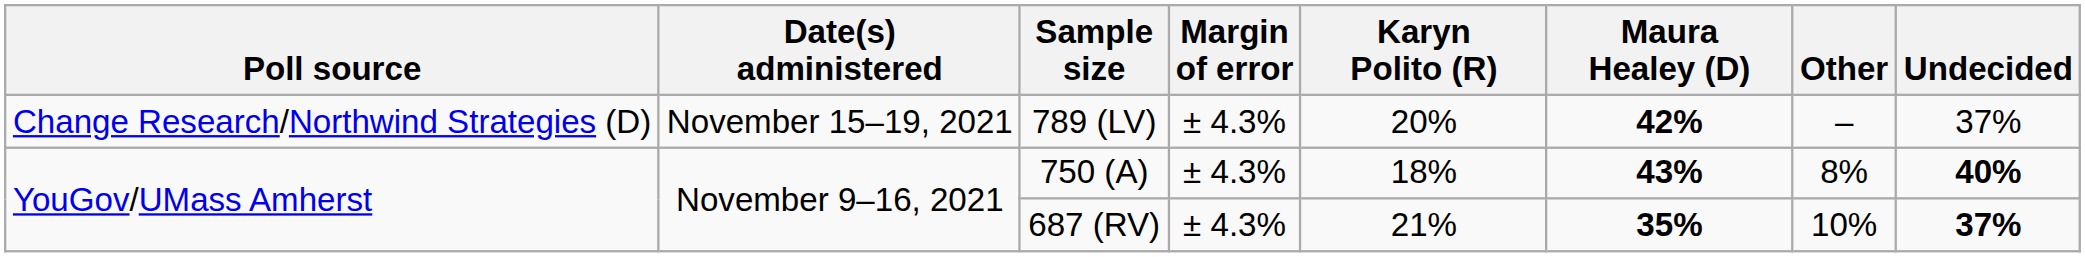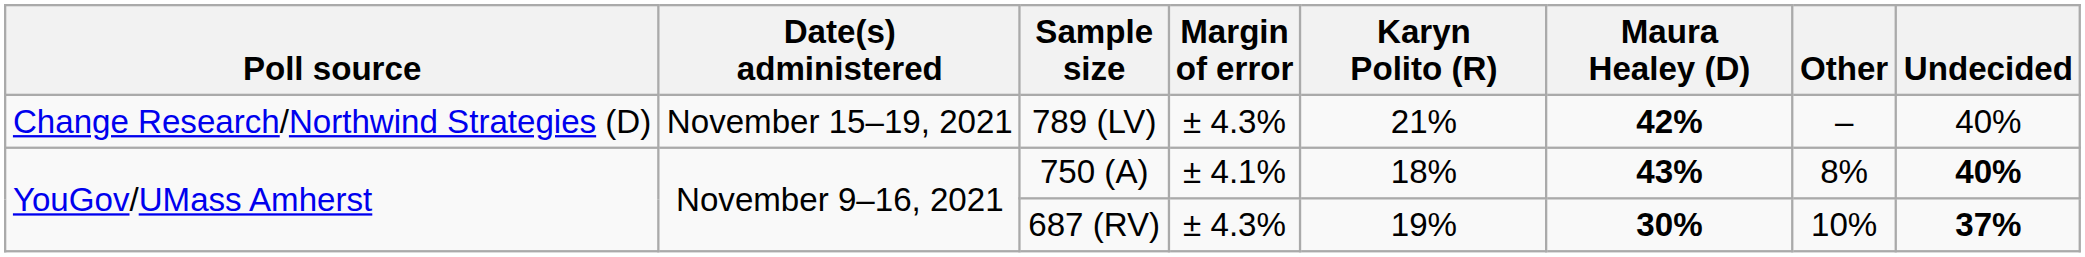(1424, 121) 20% -> (1424, 121) 21%
(1988, 121) 37% -> (1988, 121) 40%
(1235, 173) ± 4.3% -> (1235, 173) ± 4.1%
(1424, 225) 21% -> (1424, 225) 19%
(1669, 225) 35% -> (1669, 225) 30%
